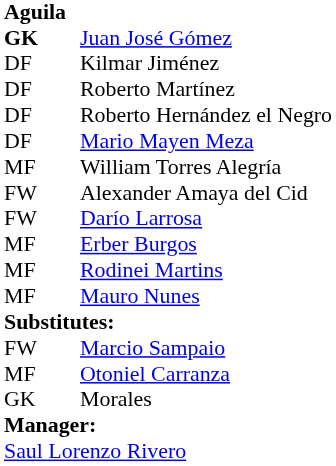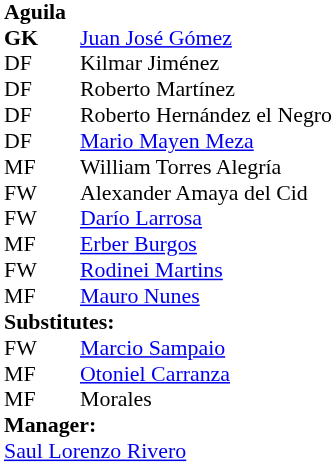(20, 270) MF -> (20, 270) FW
(20, 399) GK -> (20, 399) MF
